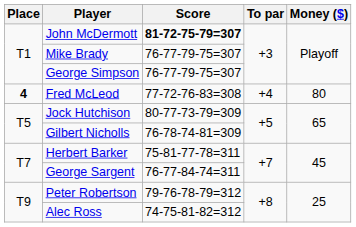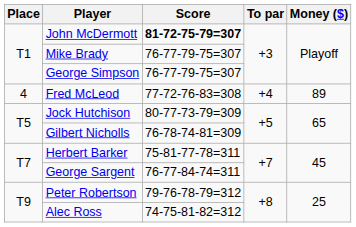(24, 93) bold -> (24, 93) normal
(319, 93) 80 -> (319, 93) 89
